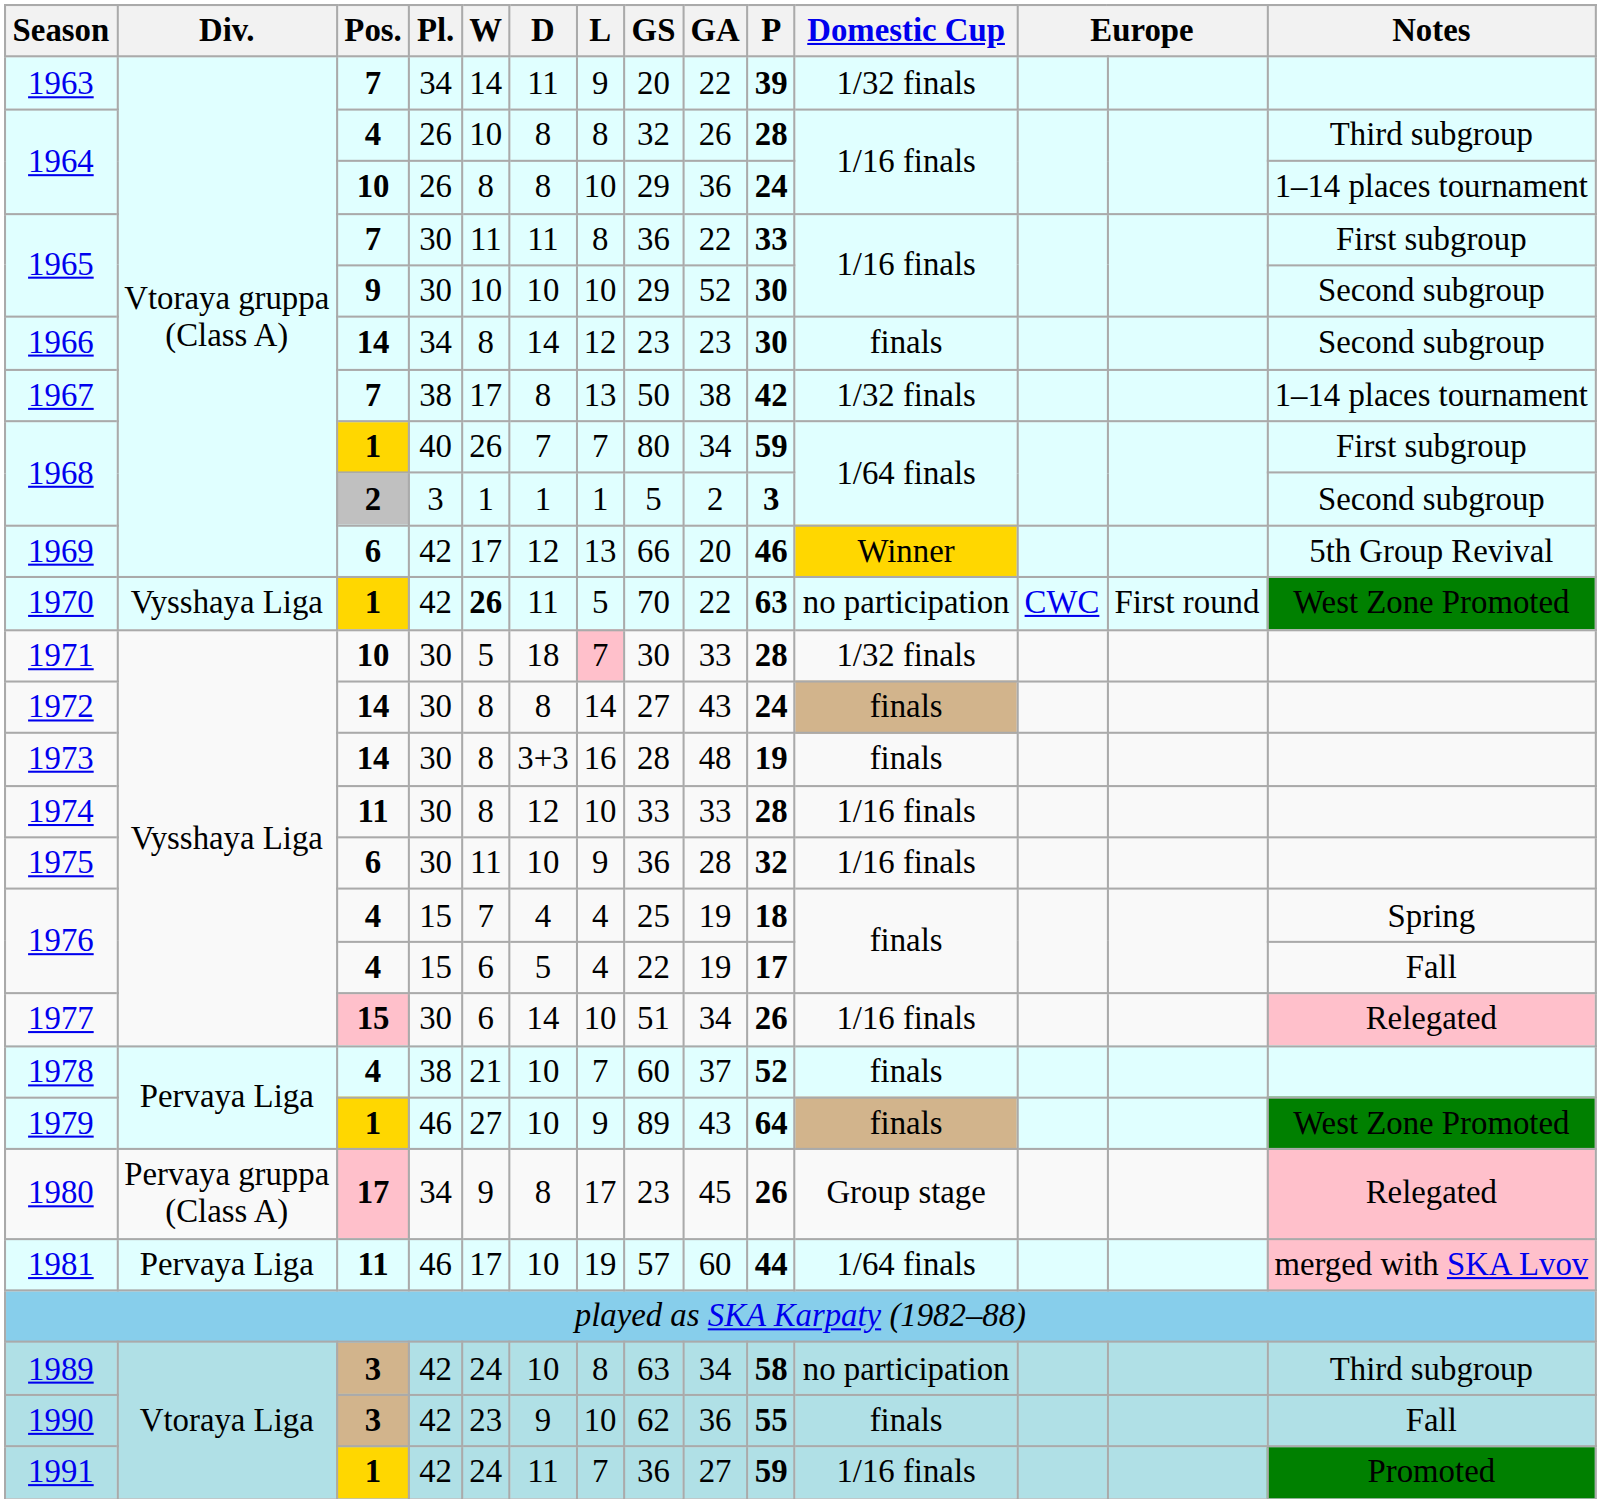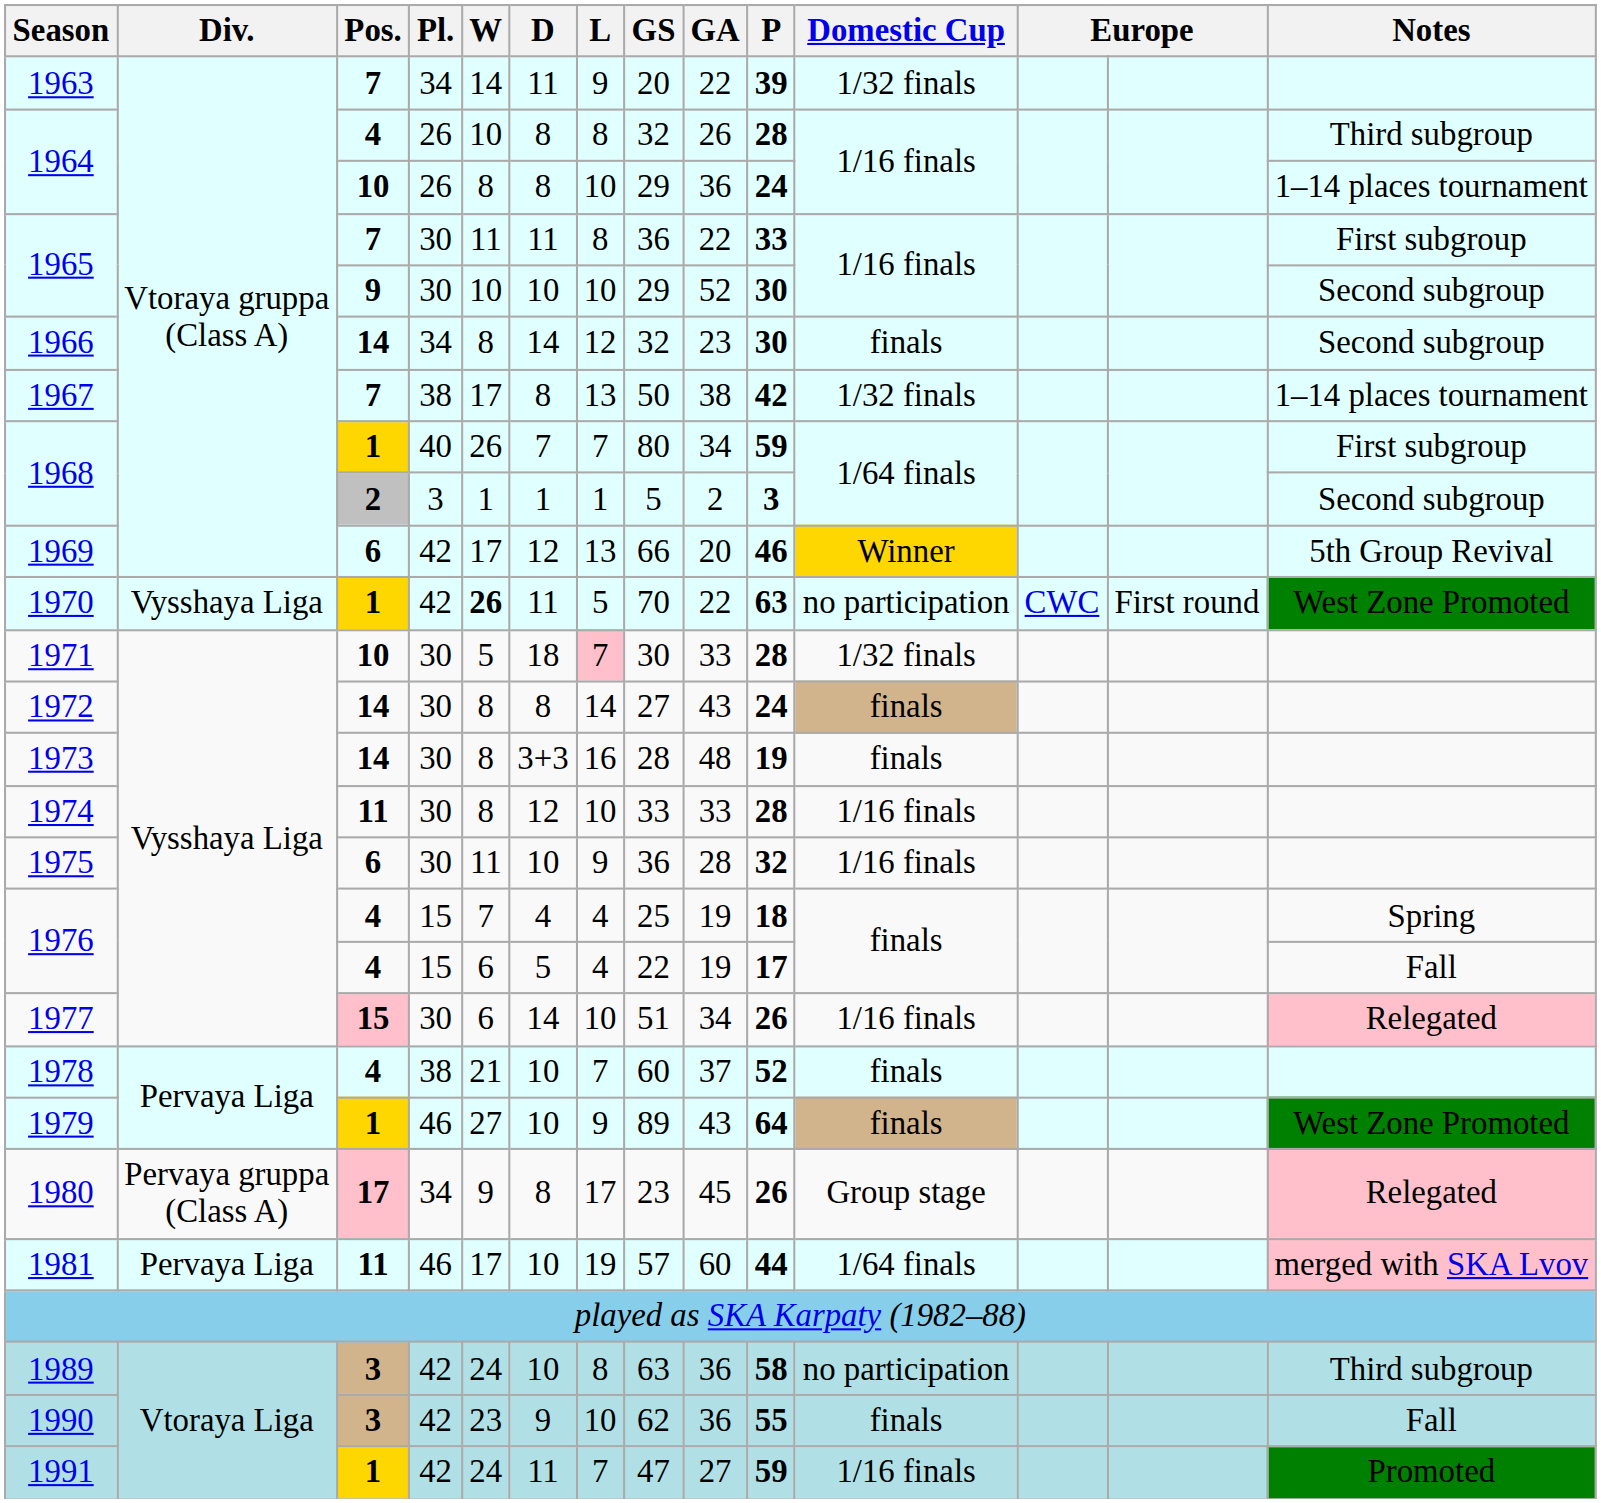(653, 342) 23 -> (653, 342) 32
(715, 1367) 34 -> (715, 1367) 36
(653, 1471) 36 -> (653, 1471) 47
